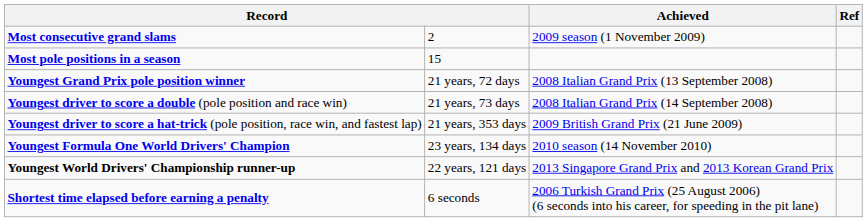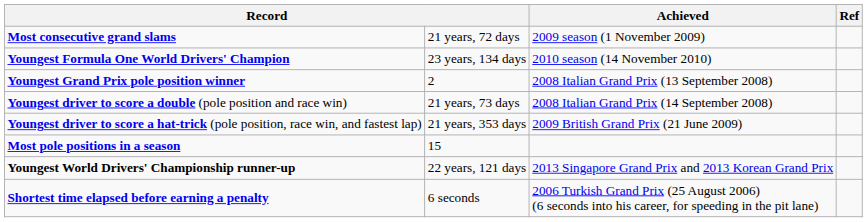(431, 37) 2 -> (474, 37) 21 years, 72 days
rows swapped: (94, 59) <-> (149, 146)
(474, 81) 21 years, 72 days -> (431, 81) 2
